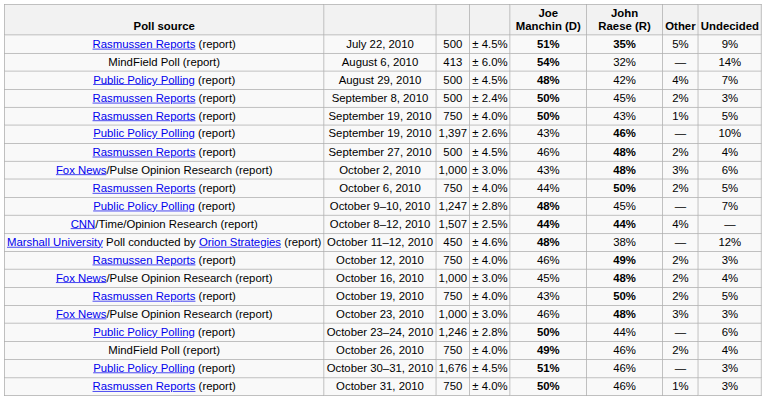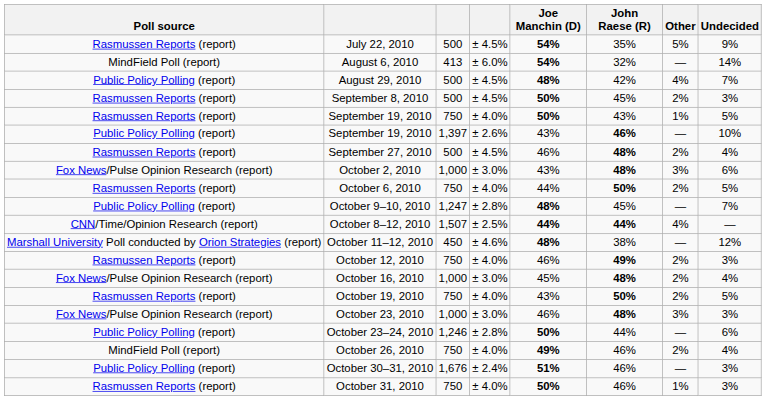(548, 44) 51% -> (548, 44) 54%
(625, 44) bold -> (625, 44) normal
(490, 98) ± 2.4% -> (490, 98) ± 4.5%
(490, 368) ± 4.5% -> (490, 368) ± 2.4%
